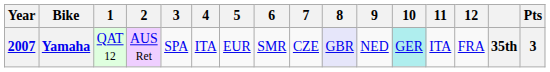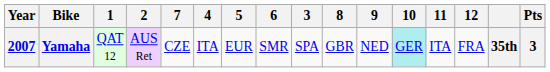columns swapped: (176, 16) <-> (306, 16)
(340, 47) lavender background -> (340, 47) no background
